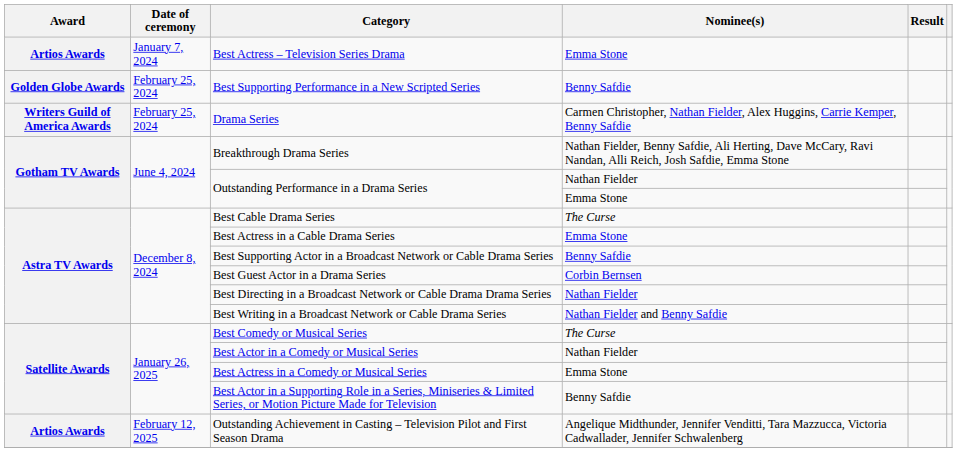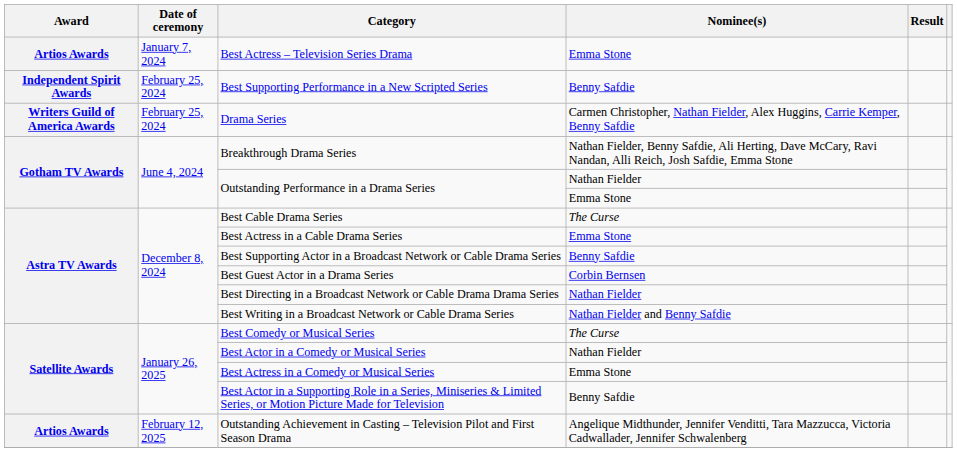(67, 86) Golden Globe Awards -> (71, 86) Independent Spirit Awards
